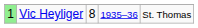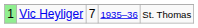(92, 14) 8 -> (92, 14) 7
